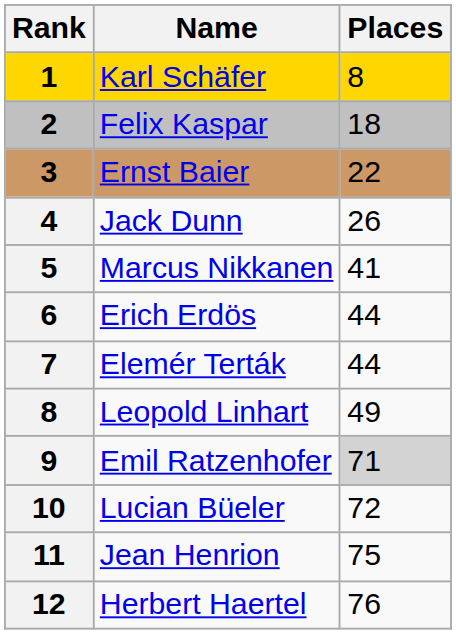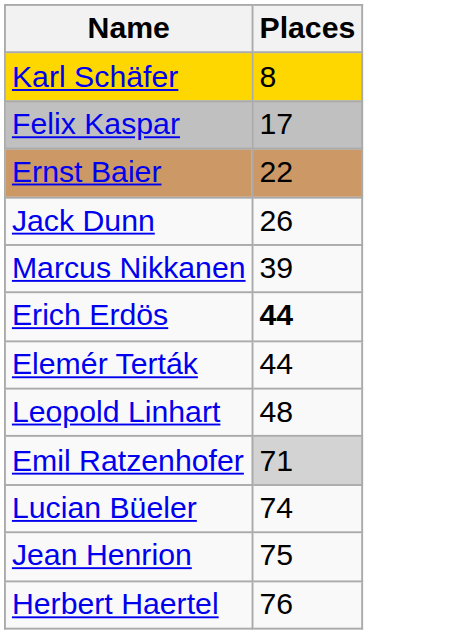- column: (49, 28)
(364, 124) 18 -> (276, 124) 17
(364, 268) 41 -> (276, 268) 39
(364, 316) normal -> (276, 316) bold
(364, 412) 49 -> (276, 412) 48
(364, 508) 72 -> (276, 508) 74
